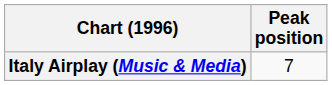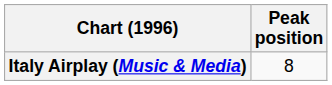(289, 66) 7 -> (289, 66) 8
